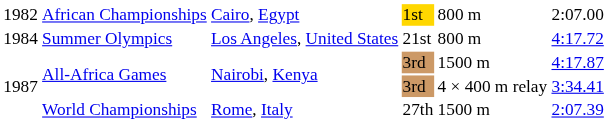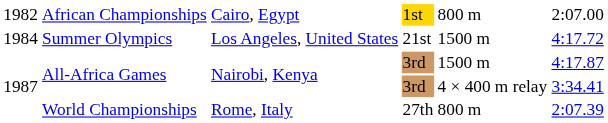(459, 38) 800 m -> (464, 38) 1500 m
(464, 109) 1500 m -> (459, 109) 800 m
